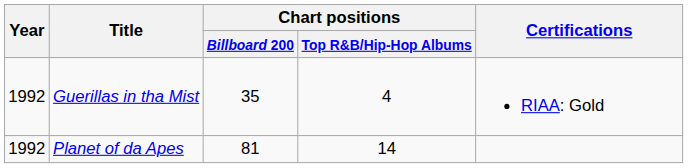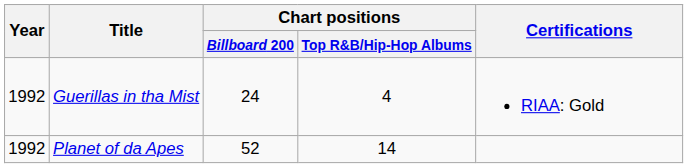(250, 96) 35 -> (250, 96) 24
(250, 148) 81 -> (250, 148) 52
